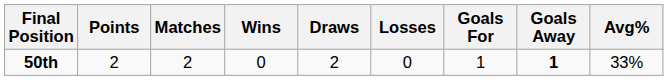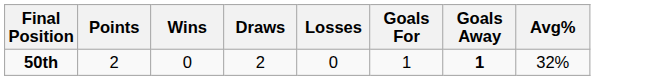- column: (188, 27)
(627, 63) 33% -> (553, 63) 32%
